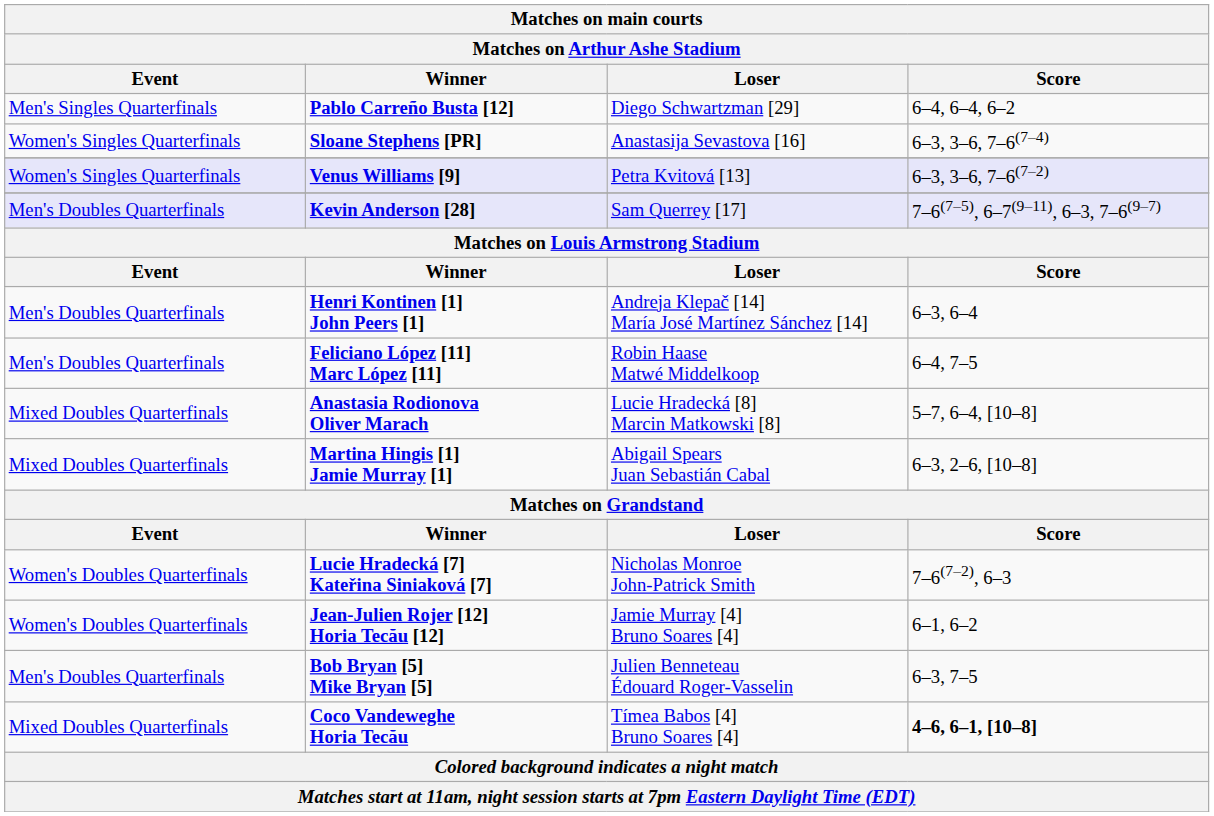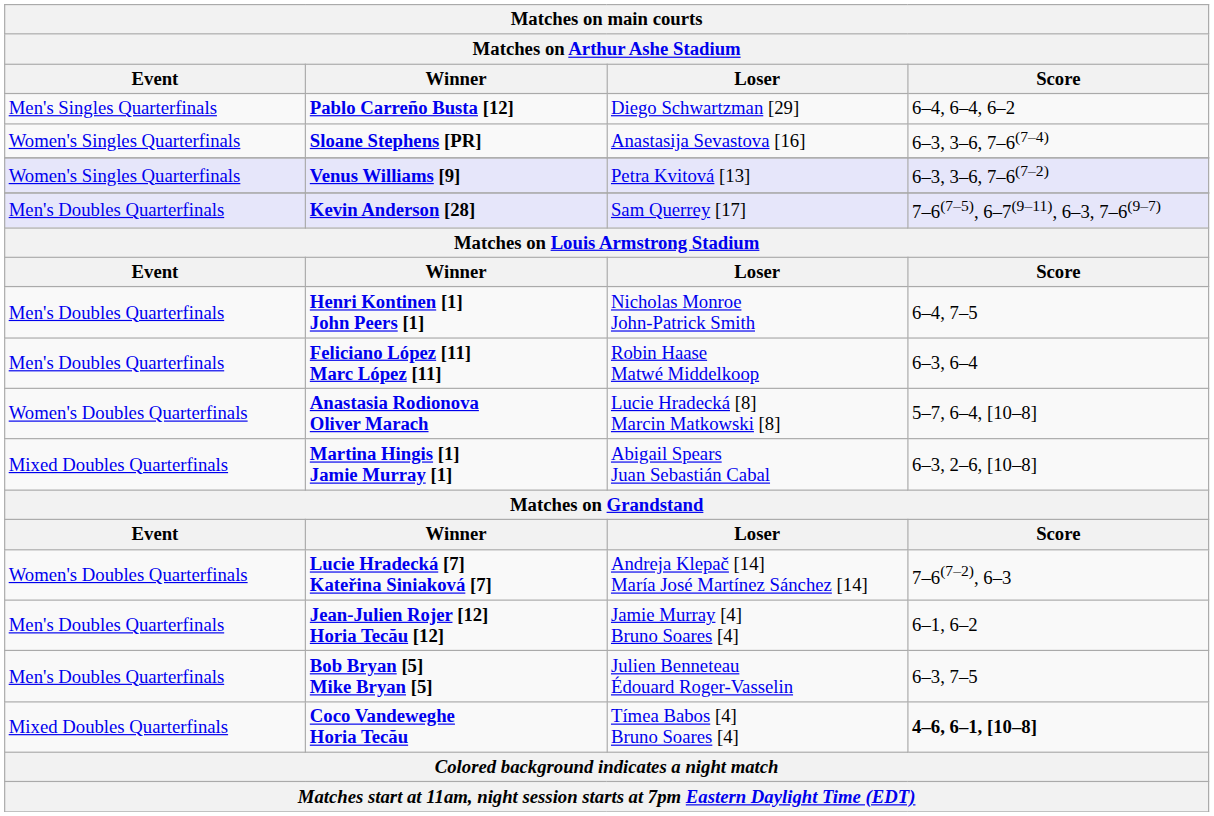(739, 312) Andreja Klepač [14] María José Martínez Sánchez [14] -> (683, 312) Nicholas Monroe John-Patrick Smith
(945, 312) 6–3, 6–4 -> (945, 312) 6–4, 7–5
(945, 363) 6–4, 7–5 -> (945, 363) 6–3, 6–4
(118, 413) Mixed Doubles Quarterfinals -> (128, 413) Women's Doubles Quarterfinals
(683, 574) Nicholas Monroe John-Patrick Smith -> (739, 574) Andreja Klepač [14] María José Martínez Sánchez [14]
(128, 625) Women's Doubles Quarterfinals -> (116, 625) Men's Doubles Quarterfinals
